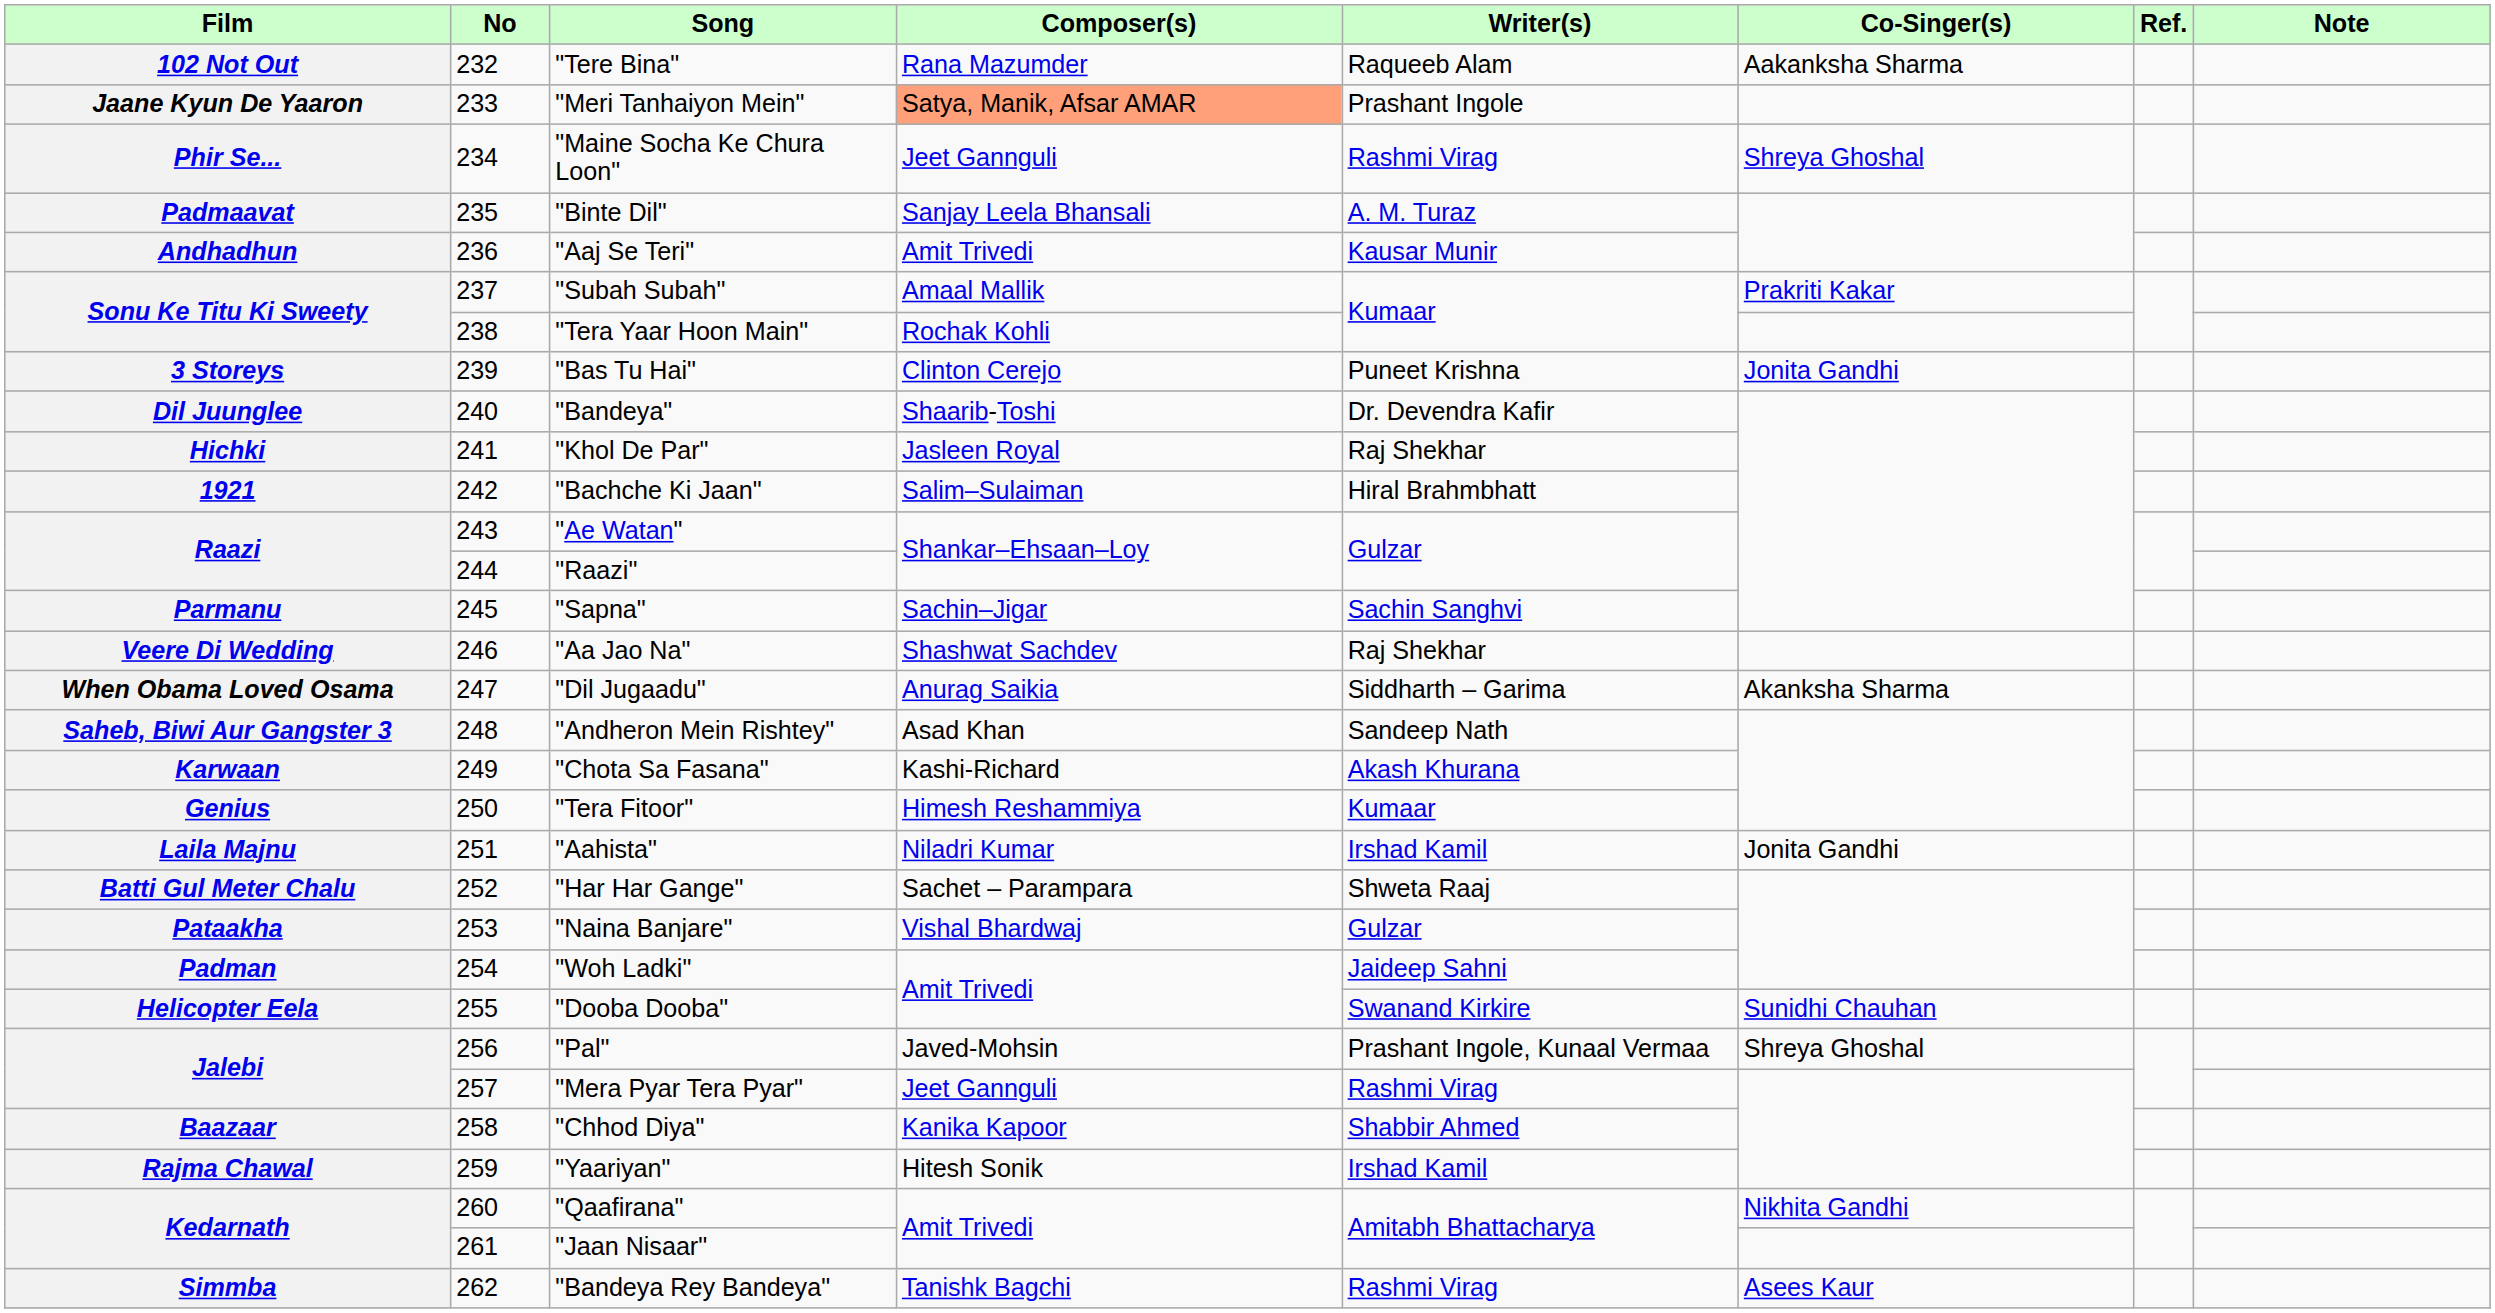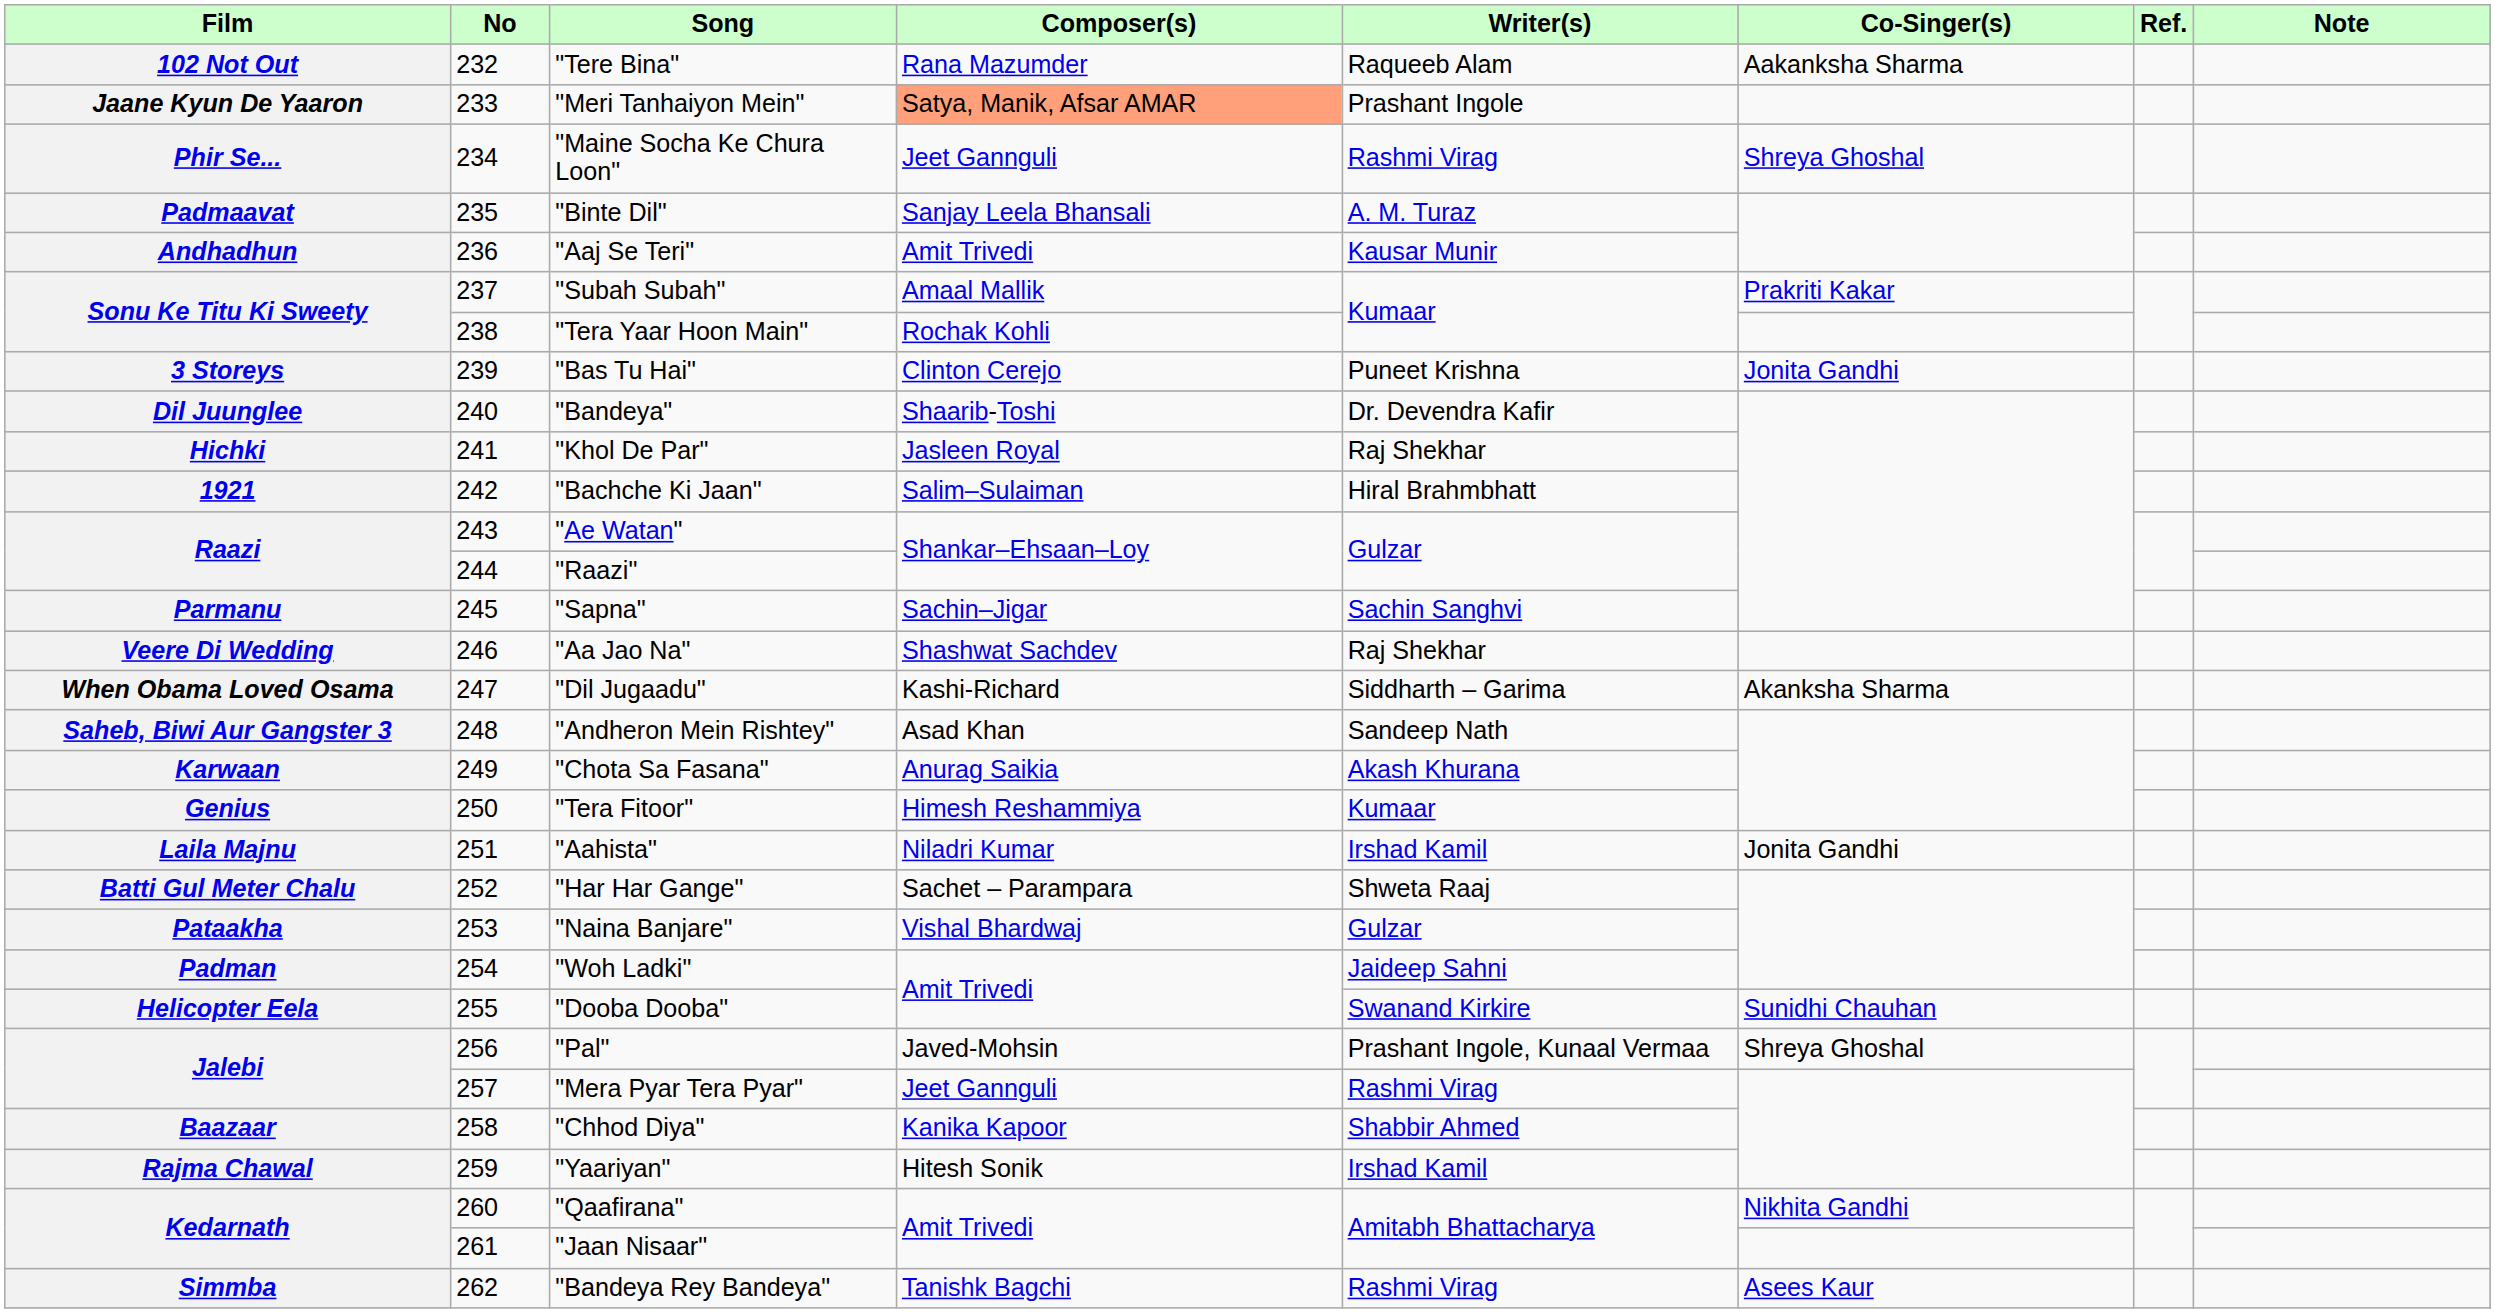(980, 690) Anurag Saikia -> (981, 690) Kashi-Richard
(981, 769) Kashi-Richard -> (980, 769) Anurag Saikia
